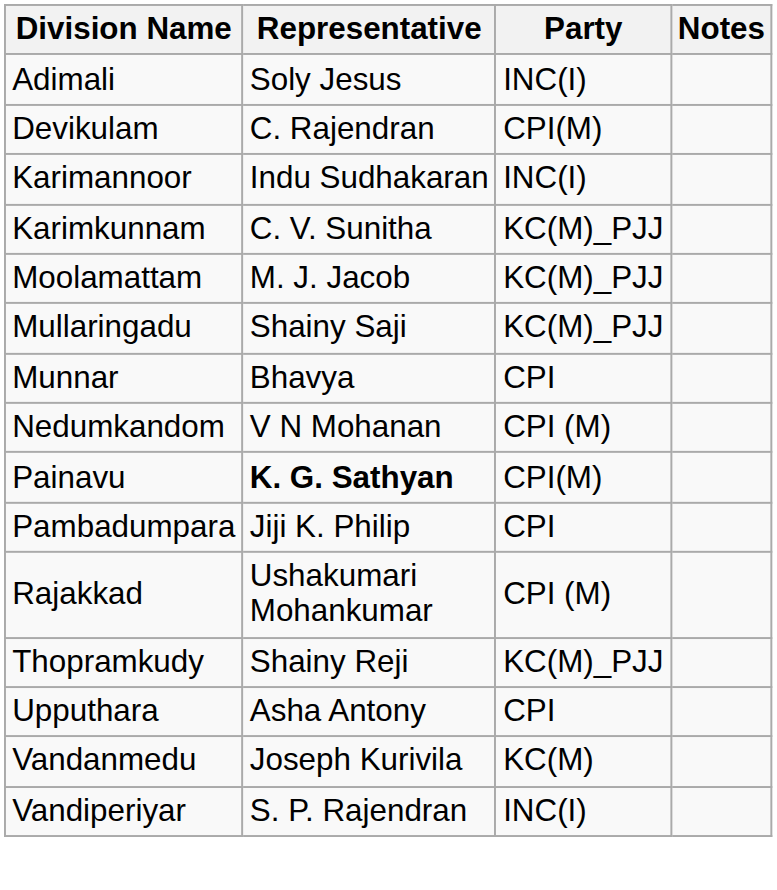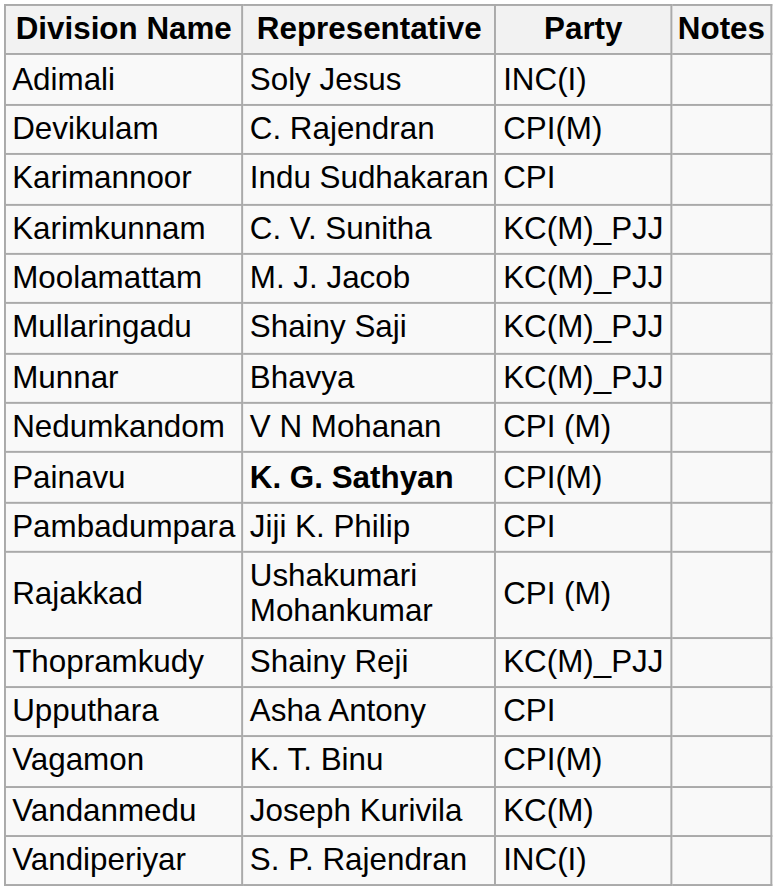(545, 178) INC(I) -> (529, 178) CPI
(529, 377) CPI -> (583, 377) KC(M)_PJJ
+ row: (78, 760)
